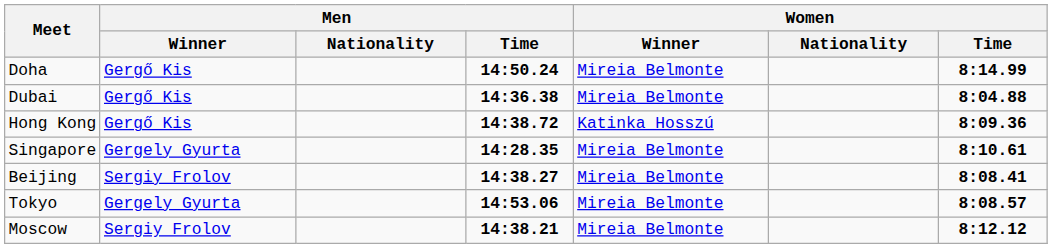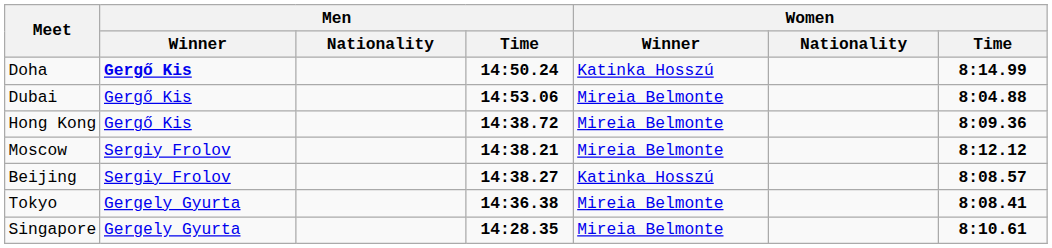(148, 71) normal -> (148, 71) bold
(650, 71) Mireia Belmonte -> (645, 71) Katinka Hosszú
(519, 97) 14:36.38 -> (519, 97) 14:53.06
(645, 124) Katinka Hosszú -> (650, 124) Mireia Belmonte
rows swapped: (38, 230) <-> (52, 150)
(650, 177) Mireia Belmonte -> (645, 177) Katinka Hosszú
(993, 177) 8:08.41 -> (993, 177) 8:08.57
(519, 203) 14:53.06 -> (519, 203) 14:36.38
(993, 203) 8:08.57 -> (993, 203) 8:08.41
